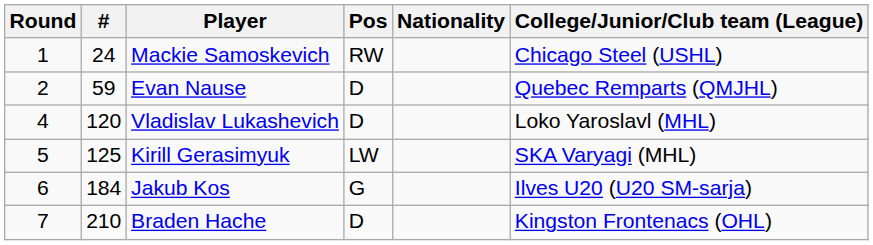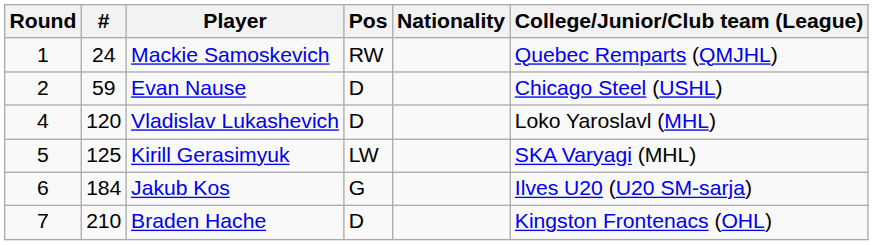(619, 54) Chicago Steel (USHL) -> (646, 54) Quebec Remparts (QMJHL)
(646, 88) Quebec Remparts (QMJHL) -> (619, 88) Chicago Steel (USHL)
